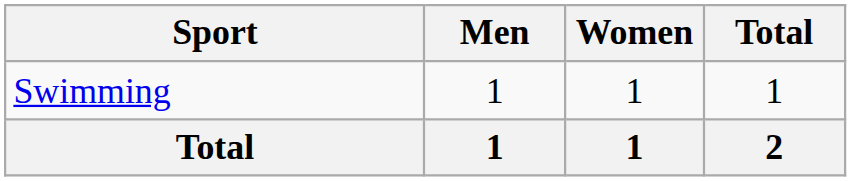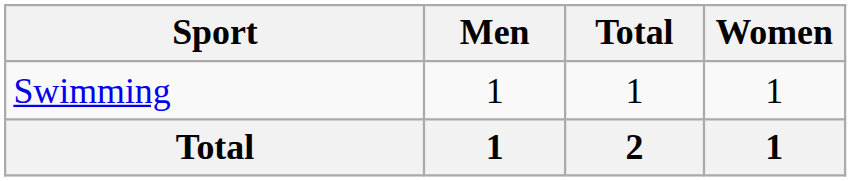columns swapped: (634, 32) <-> (774, 32)
